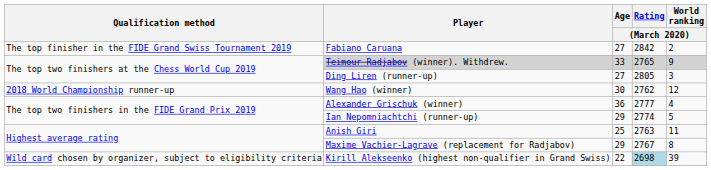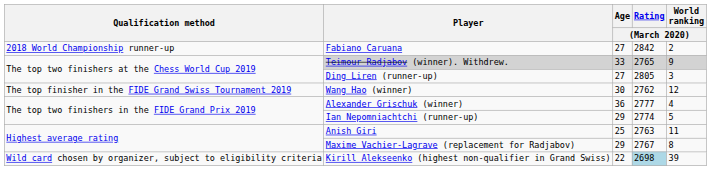(149, 49) The top finisher in the FIDE Grand Swiss Tournament 2019 -> (90, 49) 2018 World Championship runner-up
(90, 90) 2018 World Championship runner-up -> (149, 90) The top finisher in the FIDE Grand Swiss Tournament 2019
